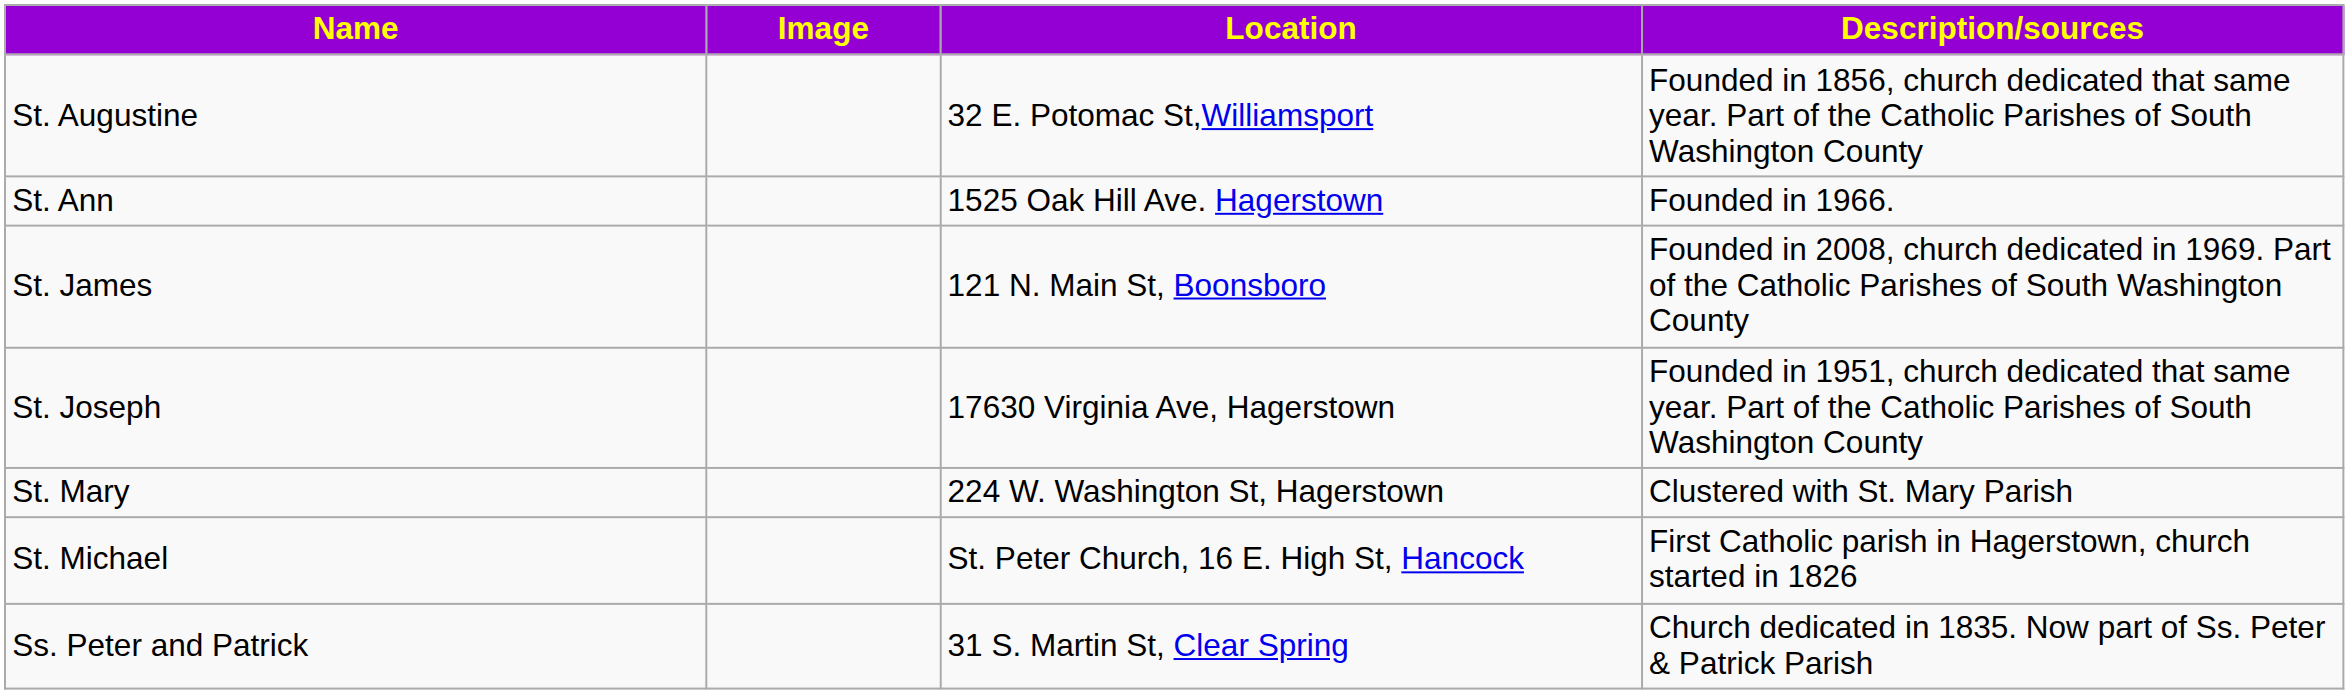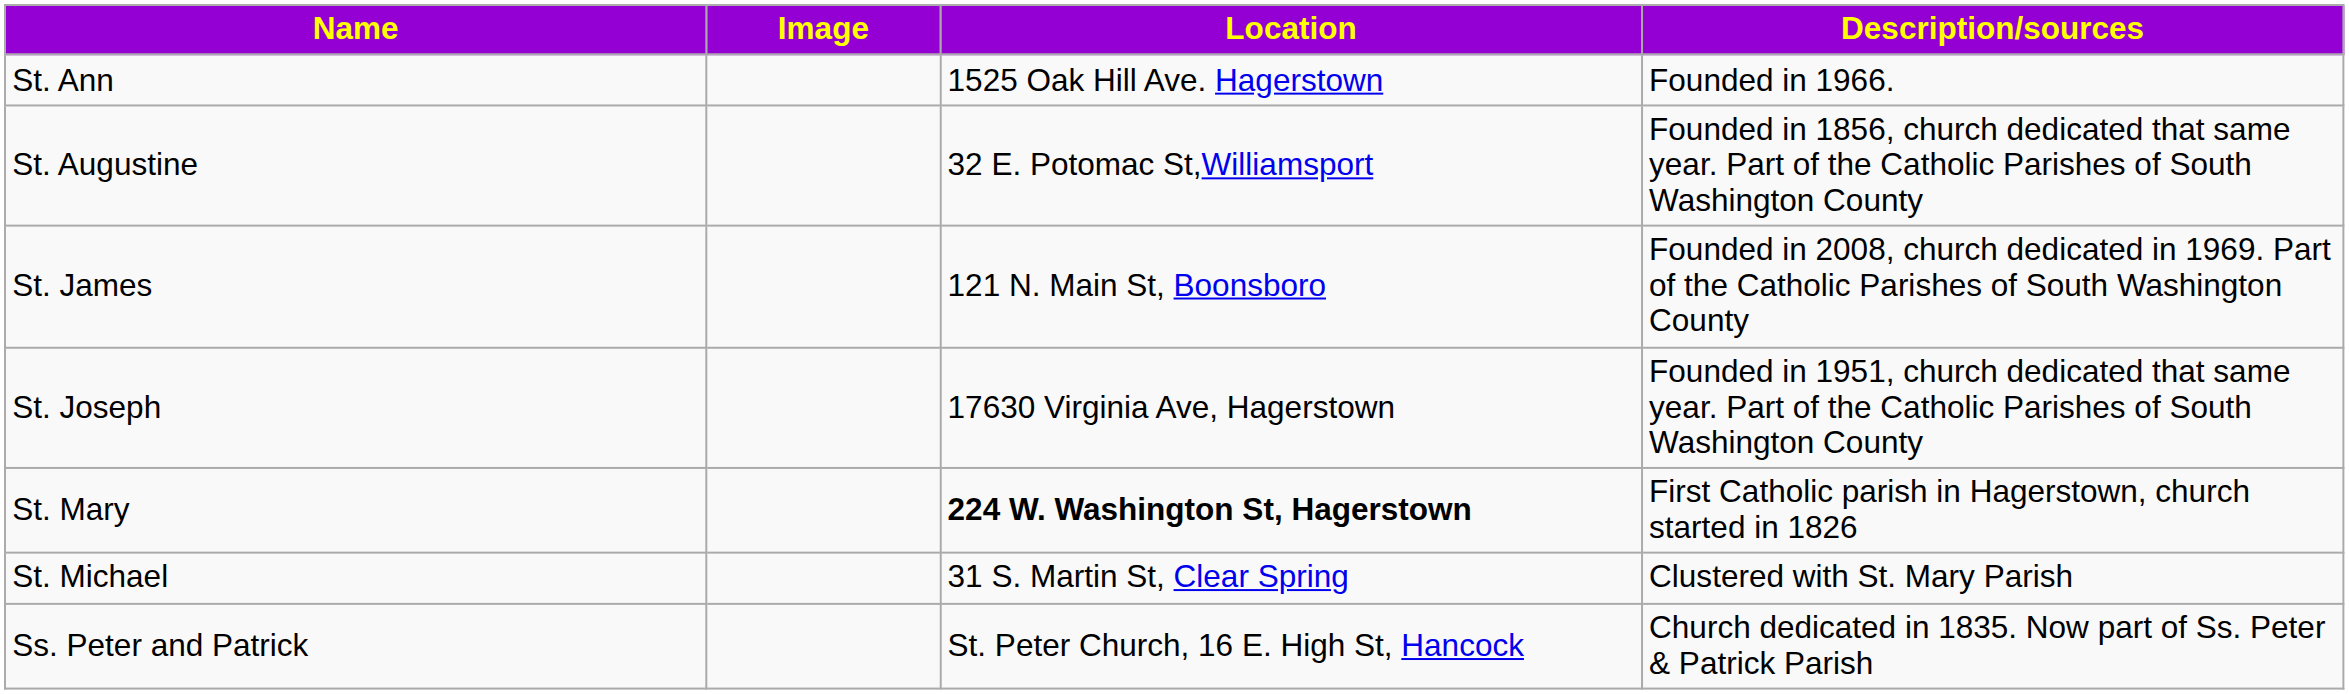rows swapped: (63, 200) <-> (105, 114)
(1196, 492) normal -> (1210, 509) bold
(1861, 492) Clustered with St. Mary Parish -> (1950, 509) First Catholic parish in Hagerstown, church started in 1826
(1236, 559) St. Peter Church, 16 E. High St, Hancock -> (1148, 577) 31 S. Martin St, Clear Spring
(1950, 559) First Catholic parish in Hagerstown, church started in 1826 -> (1861, 577) Clustered with St. Mary Parish
(1148, 645) 31 S. Martin St, Clear Spring -> (1236, 645) St. Peter Church, 16 E. High St, Hancock
